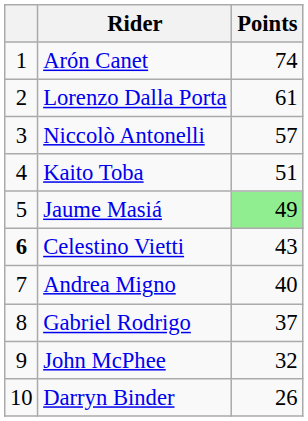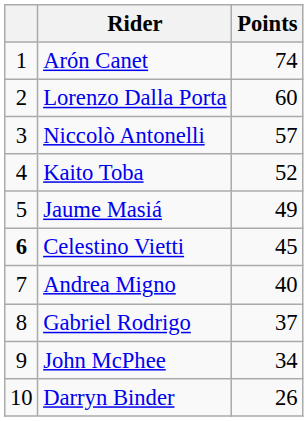(286, 98) 61 -> (286, 98) 60
(286, 172) 51 -> (286, 172) 52
(286, 210) lightgreen background -> (286, 210) no background
(286, 247) 43 -> (286, 247) 45
(286, 359) 32 -> (286, 359) 34
